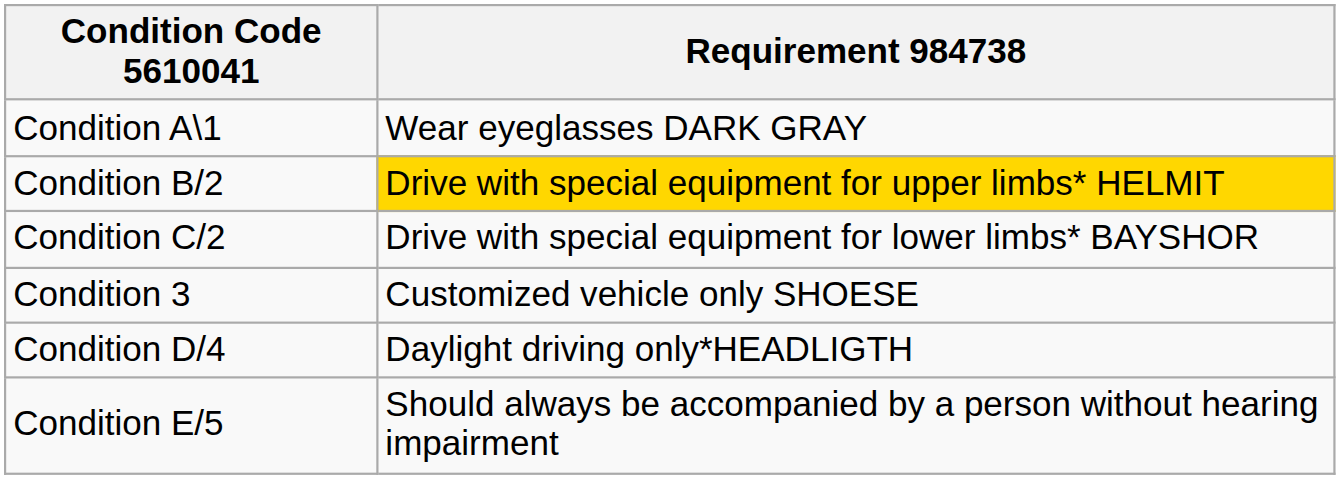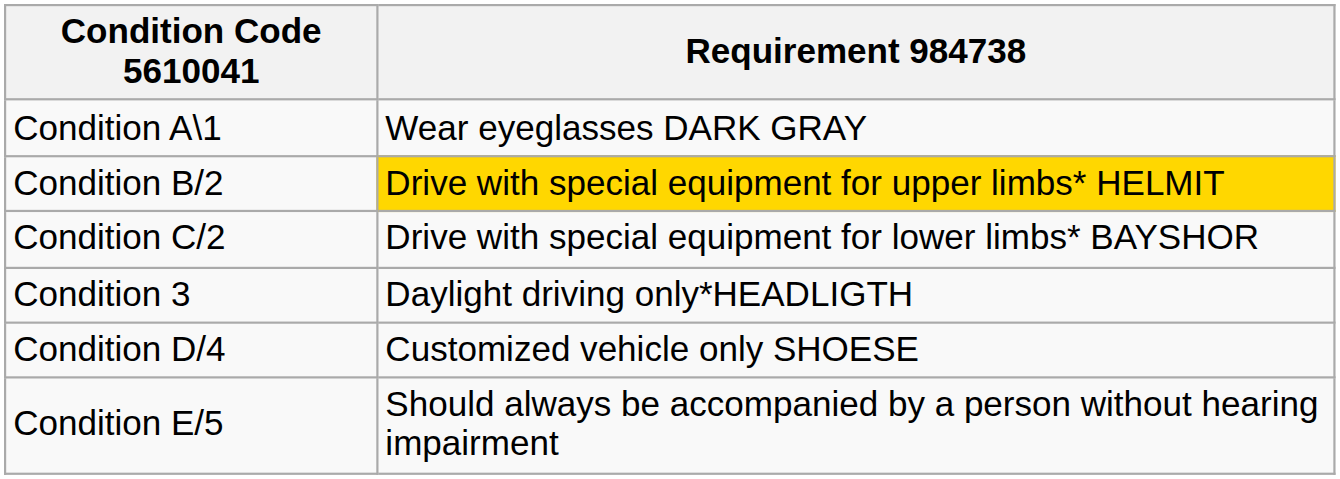(652, 293) Customized vehicle only SHOESE -> (649, 293) Daylight driving only*HEADLIGTH
(649, 349) Daylight driving only*HEADLIGTH -> (652, 349) Customized vehicle only SHOESE
